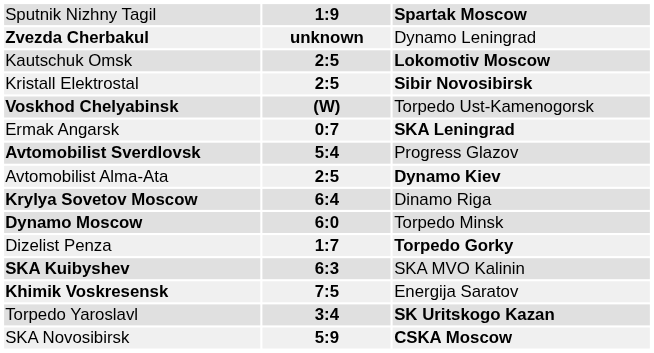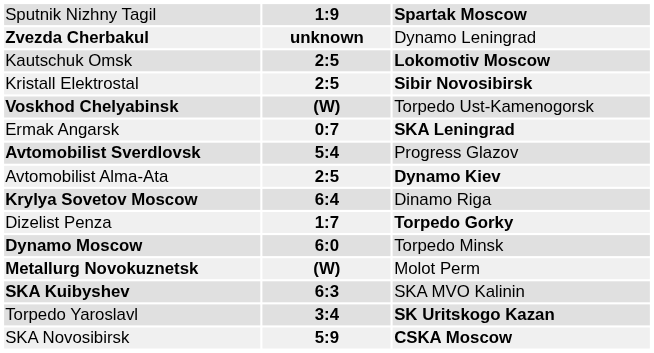rows swapped: (58, 245) <-> (74, 222)
+ row: (102, 268)
- row: (87, 291)
